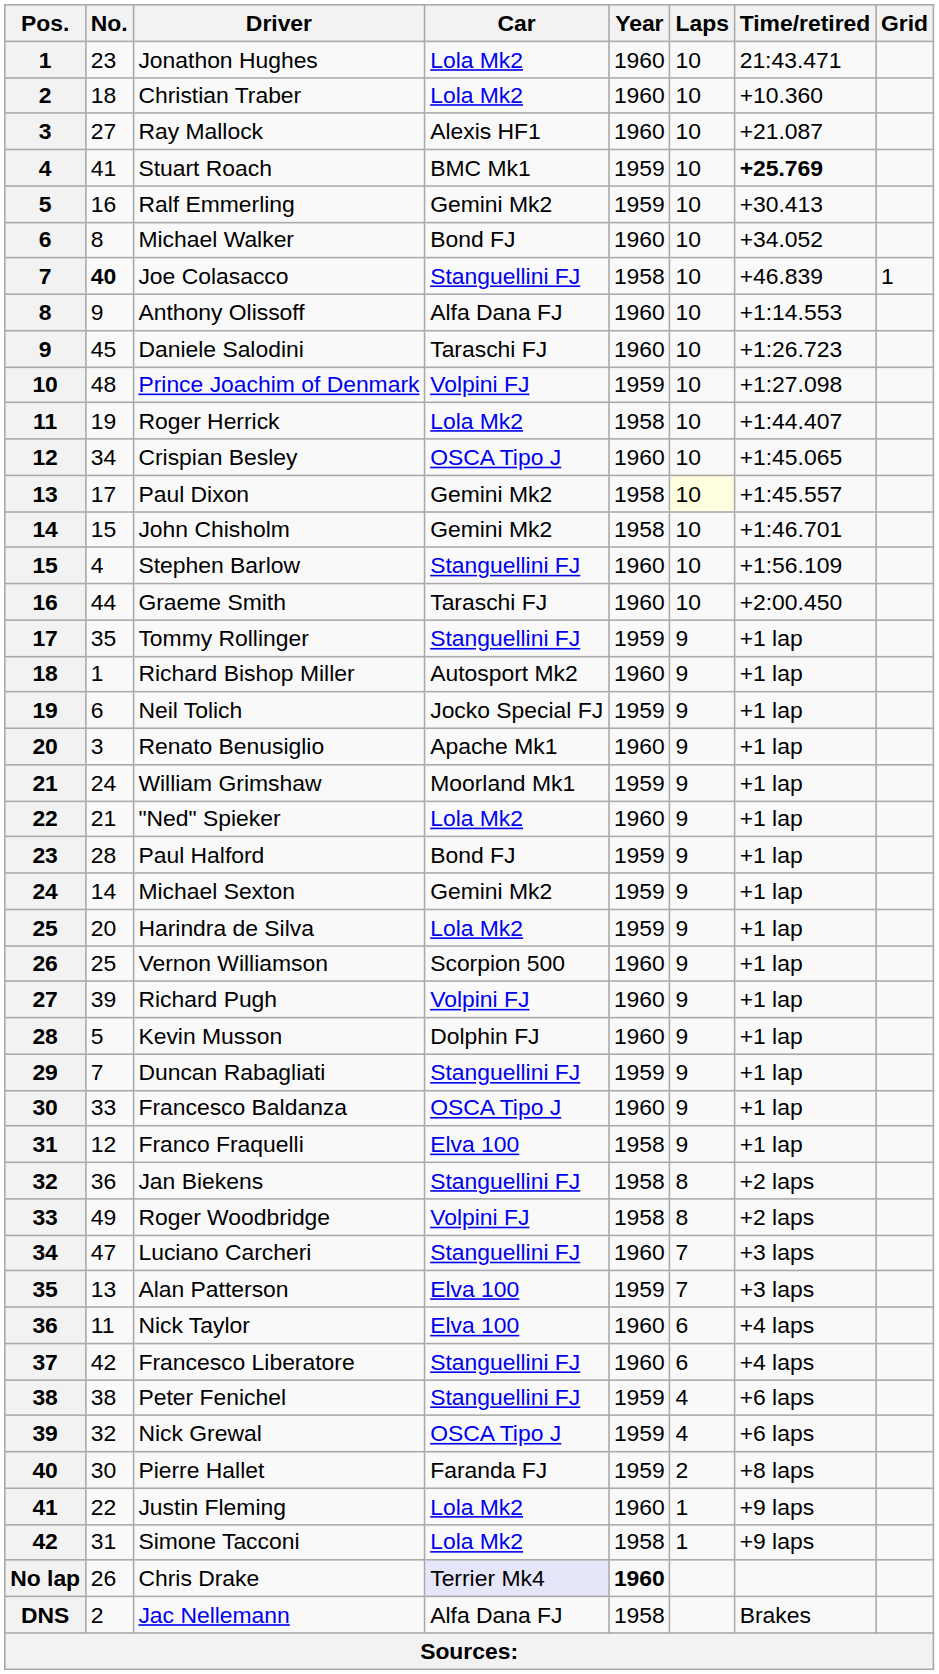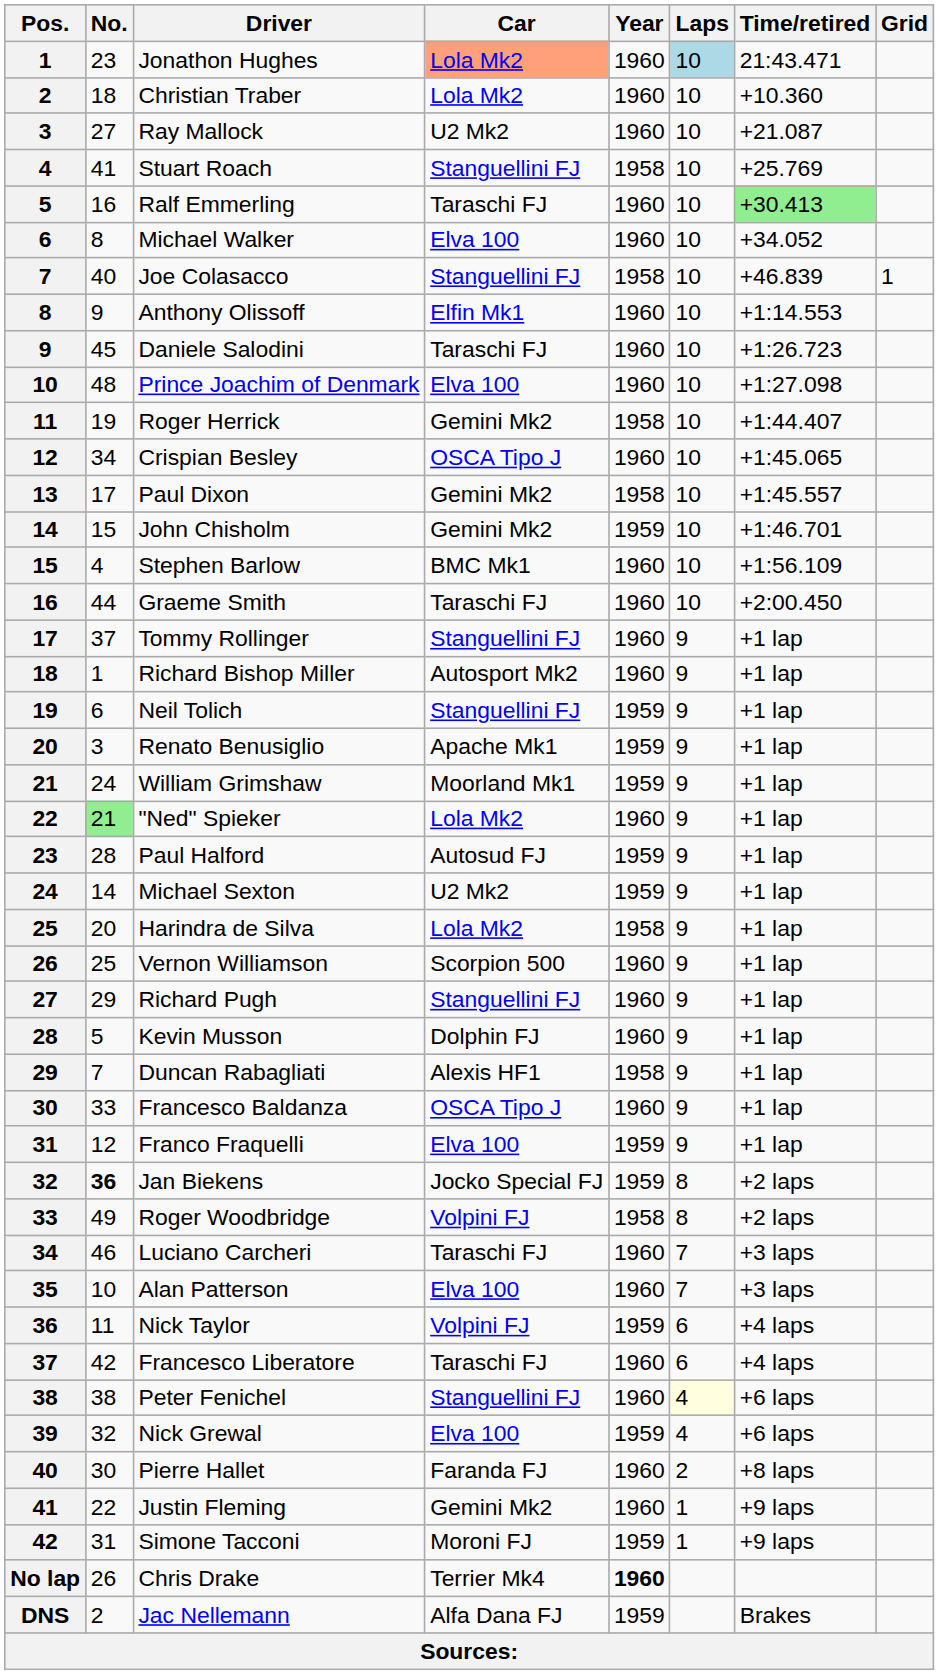(477, 59) no background -> (477, 59) lightsalmon background
(688, 59) no background -> (688, 59) lightblue background
(486, 132) Alexis HF1 -> (470, 132) U2 Mk2
(480, 168) BMC Mk1 -> (505, 168) Stanguellini FJ
(639, 168) 1959 -> (639, 168) 1958
(781, 168) bold -> (781, 168) normal
(491, 204) Gemini Mk2 -> (489, 204) Taraschi FJ
(639, 204) 1959 -> (639, 204) 1960
(781, 204) no background -> (781, 204) lightgreen background
(473, 240) Bond FJ -> (475, 240) Elva 100
(104, 276) bold -> (104, 276) normal
(496, 313) Alfa Dana FJ -> (477, 313) Elfin Mk1
(480, 385) Volpini FJ -> (475, 385) Elva 100
(639, 385) 1959 -> (639, 385) 1960
(477, 421) Lola Mk2 -> (491, 421) Gemini Mk2
(688, 494) lightyellow background -> (688, 494) no background
(639, 530) 1958 -> (639, 530) 1959
(505, 566) Stanguellini FJ -> (480, 566) BMC Mk1
(104, 638) 35 -> (104, 638) 37
(639, 638) 1959 -> (639, 638) 1960
(517, 711) Jocko Special FJ -> (505, 711) Stanguellini FJ
(639, 747) 1960 -> (639, 747) 1959
(104, 819) no background -> (104, 819) lightgreen background
(473, 855) Bond FJ -> (488, 855) Autosud FJ
(491, 891) Gemini Mk2 -> (470, 891) U2 Mk2
(639, 928) 1959 -> (639, 928) 1958
(104, 1000) 39 -> (104, 1000) 29
(480, 1000) Volpini FJ -> (505, 1000) Stanguellini FJ
(505, 1072) Stanguellini FJ -> (486, 1072) Alexis HF1
(639, 1072) 1959 -> (639, 1072) 1958
(639, 1145) 1958 -> (639, 1145) 1959
(104, 1181) normal -> (104, 1181) bold
(505, 1181) Stanguellini FJ -> (517, 1181) Jocko Special FJ
(639, 1181) 1958 -> (639, 1181) 1959
(104, 1253) 47 -> (104, 1253) 46
(505, 1253) Stanguellini FJ -> (489, 1253) Taraschi FJ
(104, 1289) 13 -> (104, 1289) 10
(639, 1289) 1959 -> (639, 1289) 1960
(475, 1325) Elva 100 -> (480, 1325) Volpini FJ
(639, 1325) 1960 -> (639, 1325) 1959
(505, 1362) Stanguellini FJ -> (489, 1362) Taraschi FJ
(639, 1398) 1959 -> (639, 1398) 1960
(682, 1398) no background -> (682, 1398) lightyellow background
(496, 1434) OSCA Tipo J -> (475, 1434) Elva 100
(639, 1470) 1959 -> (639, 1470) 1960
(477, 1506) Lola Mk2 -> (491, 1506) Gemini Mk2
(477, 1543) Lola Mk2 -> (481, 1543) Moroni FJ
(639, 1543) 1958 -> (639, 1543) 1959
(487, 1579) lavender background -> (487, 1579) no background
(639, 1615) 1958 -> (639, 1615) 1959
